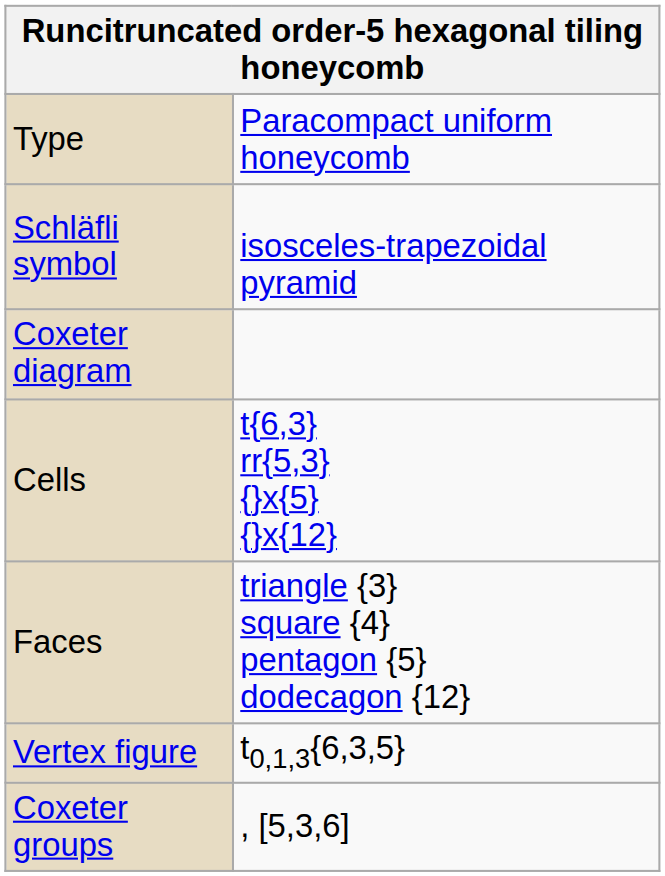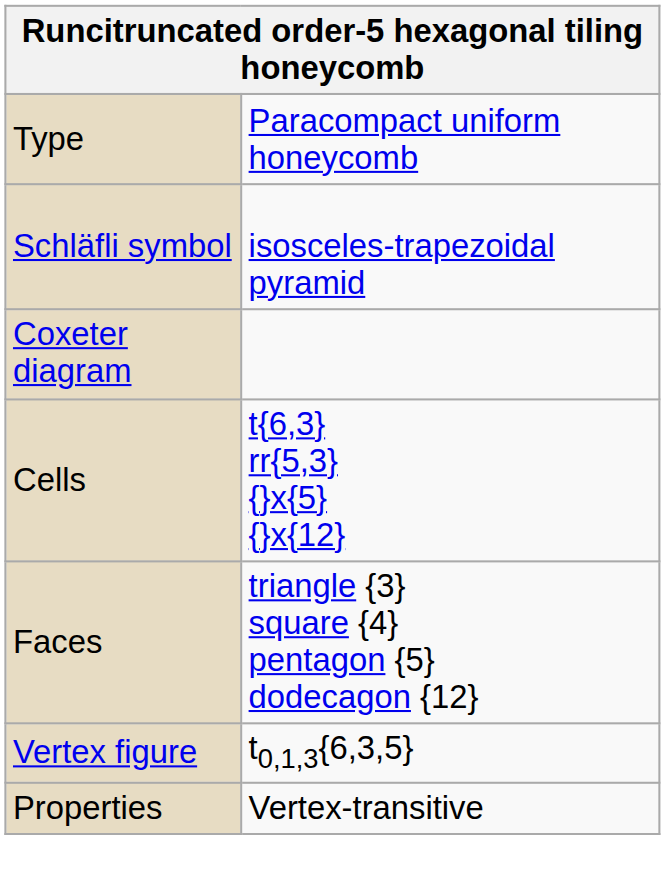- row: (70, 826)
+ row: (88, 807)
